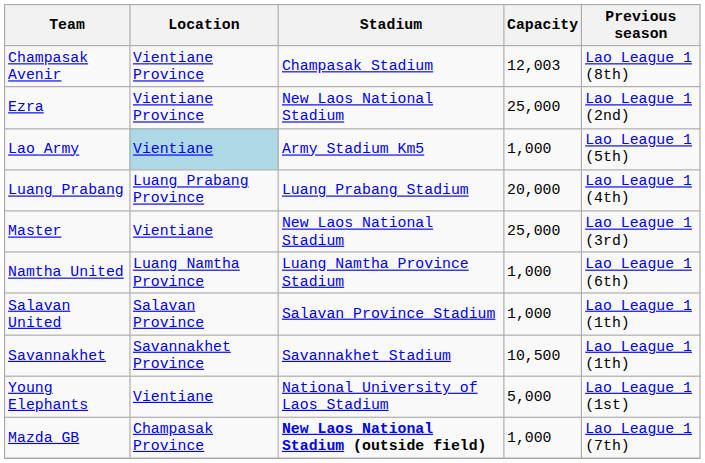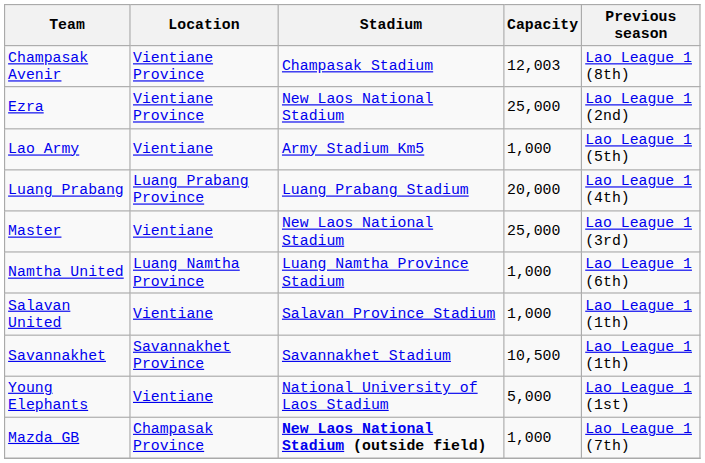(173, 149) lightblue background -> (173, 149) no background
(169, 314) Salavan Province -> (173, 314) Vientiane
